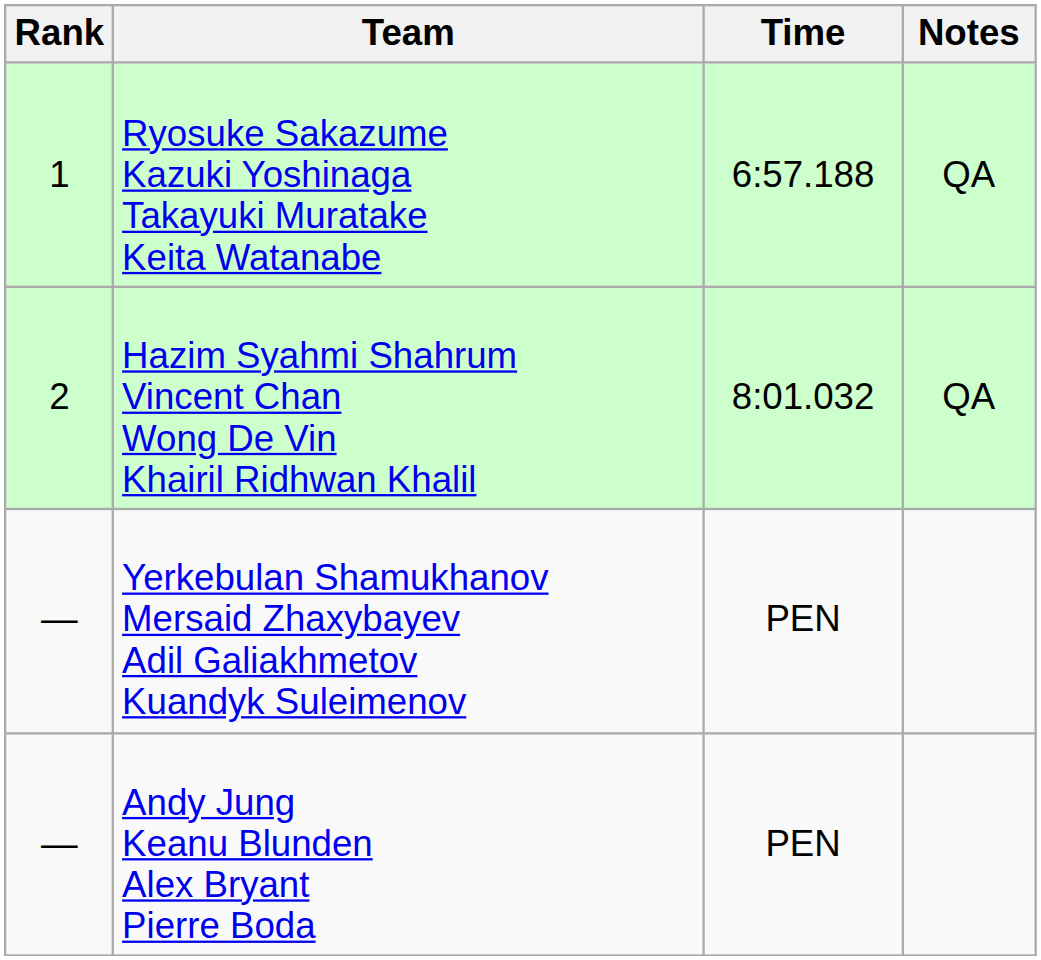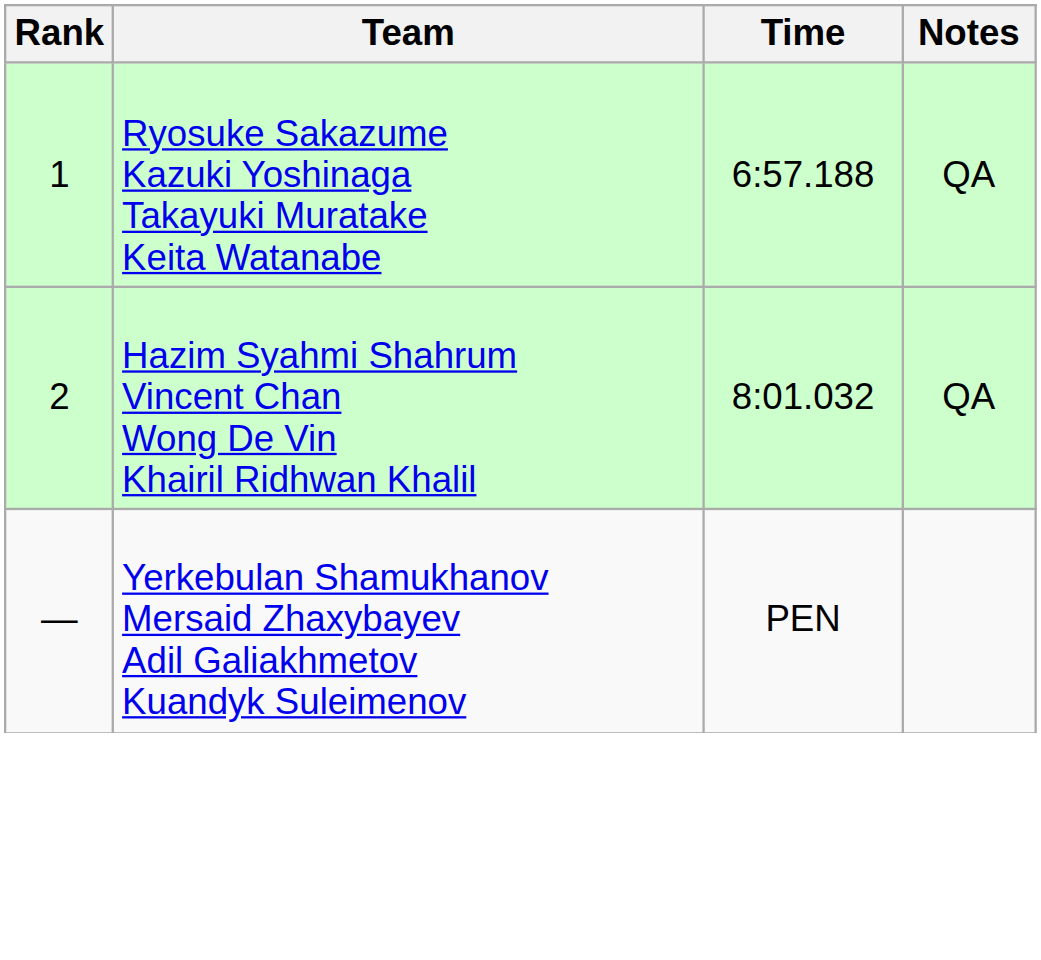- row: (247, 863)
